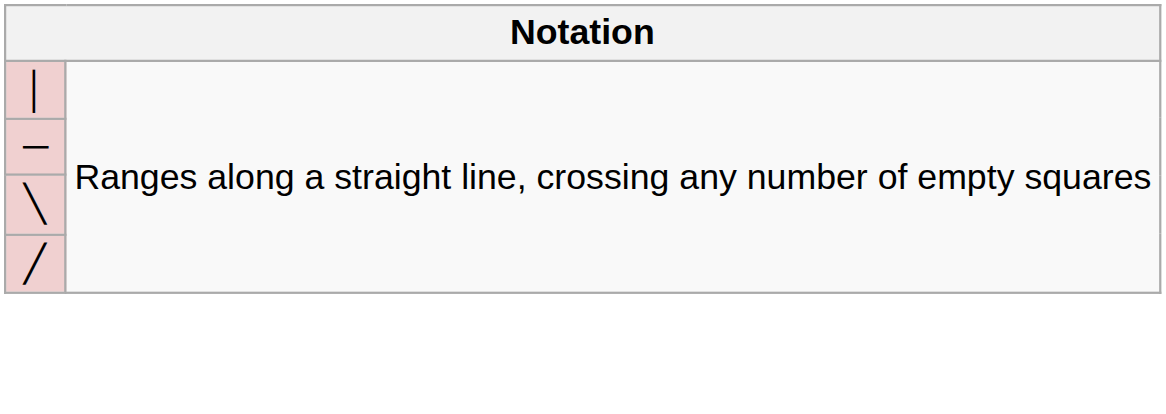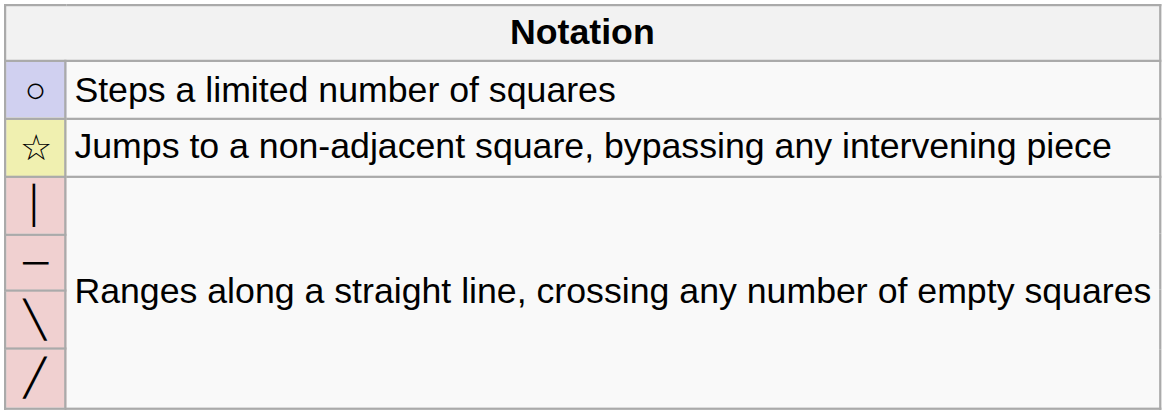+ row: (36, 89)
+ row: (36, 148)
